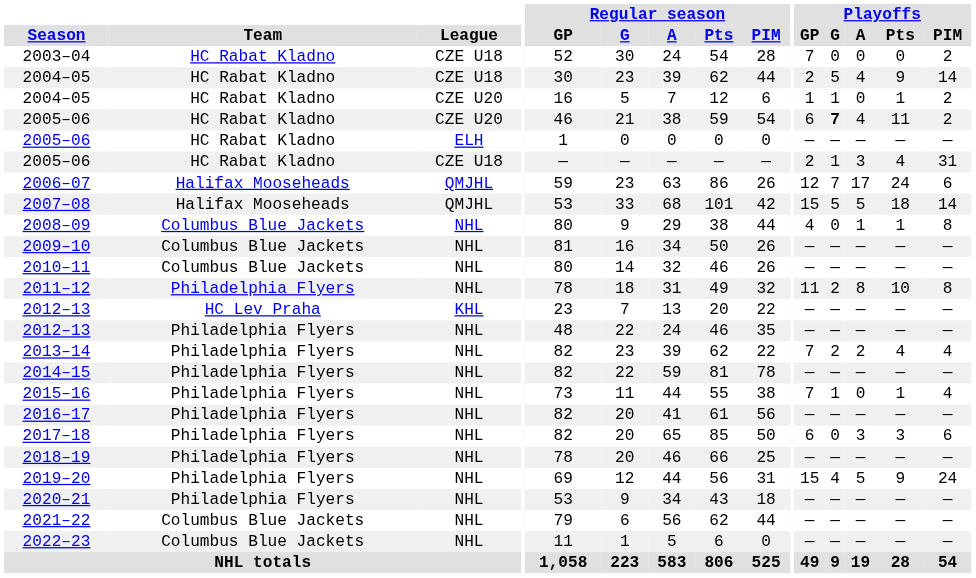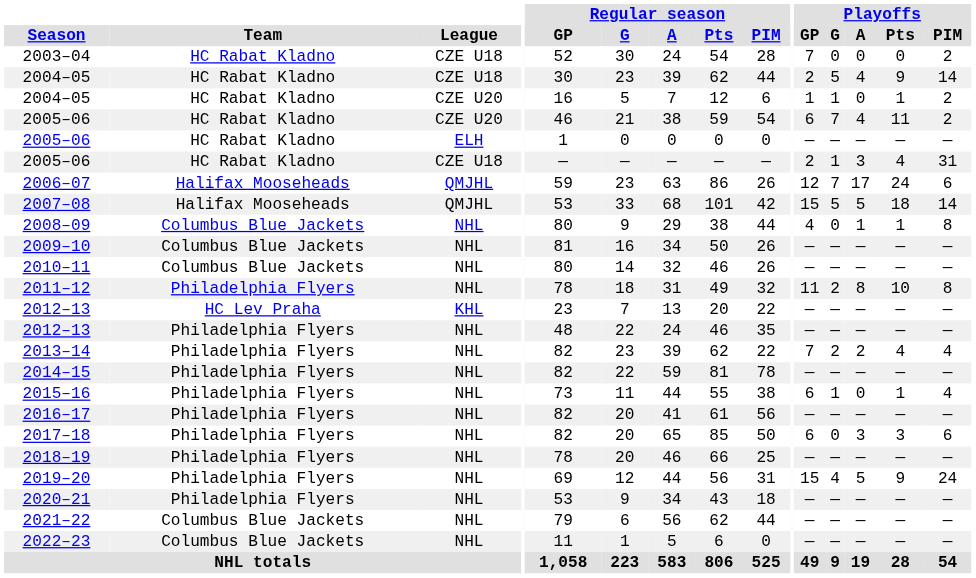(835, 120) bold -> (835, 120) normal
(810, 394) 7 -> (810, 394) 6
